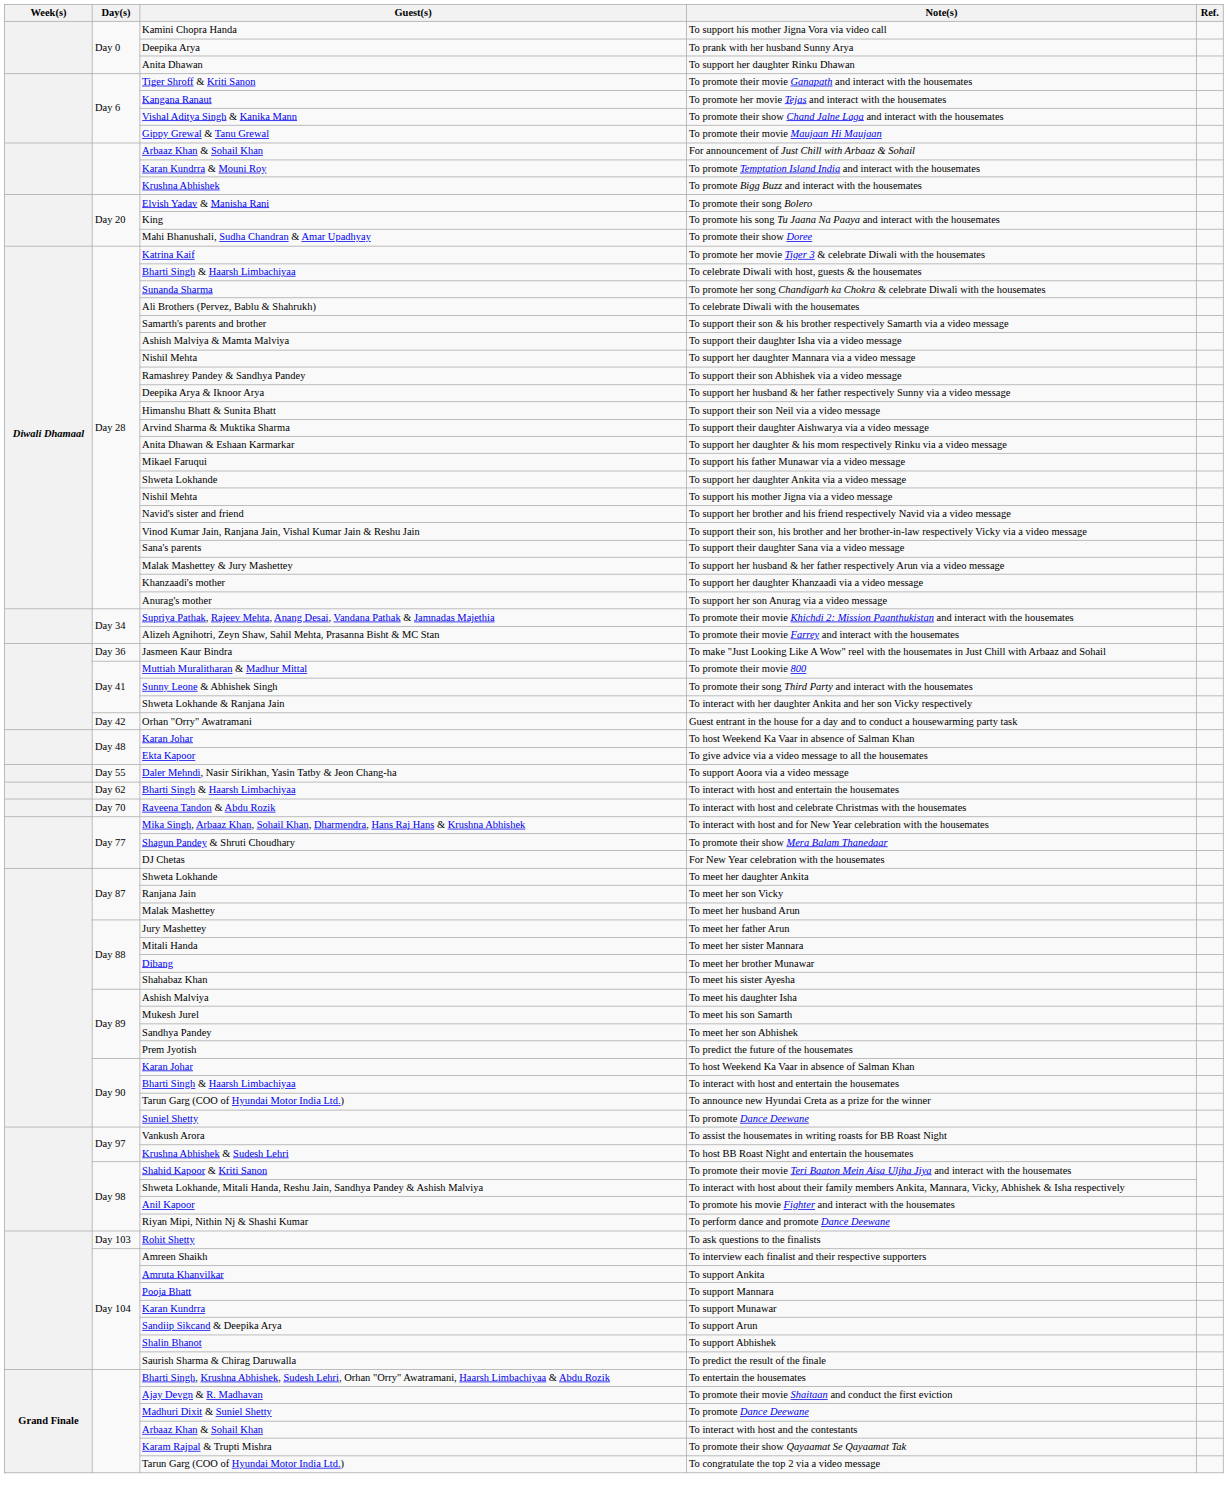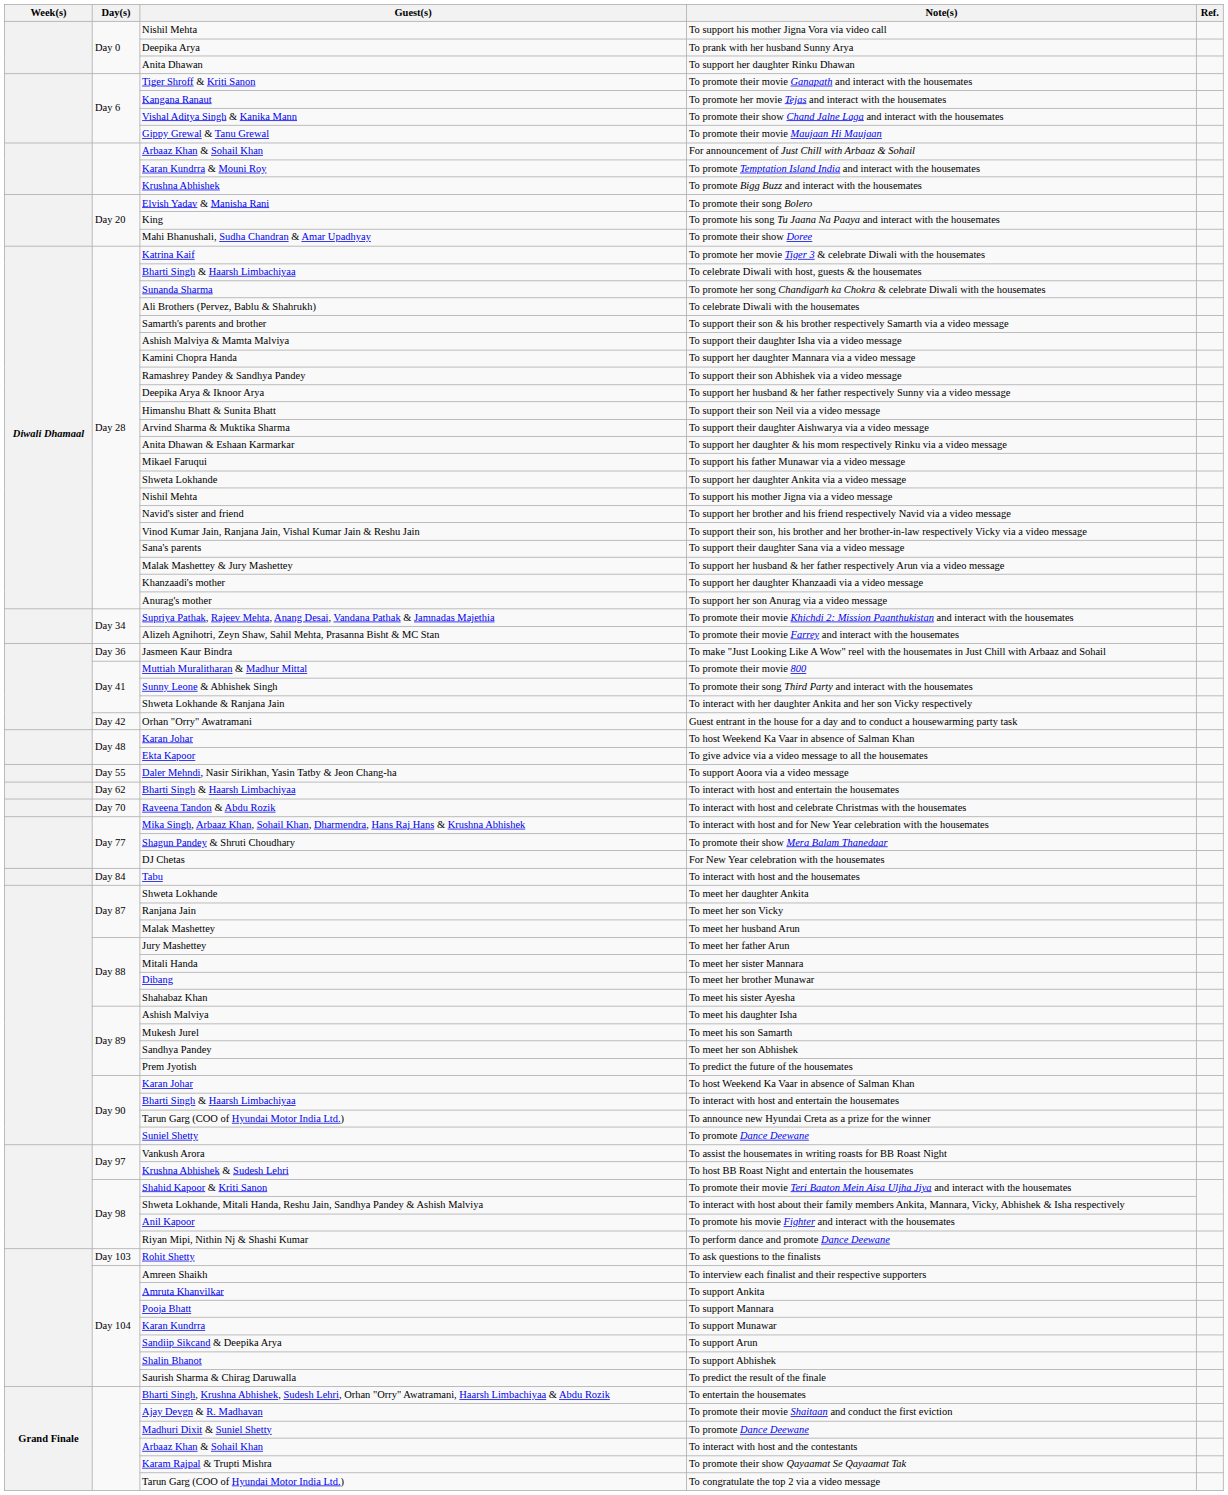(189, 30) Kamini Chopra Handa -> (170, 30) Nishil Mehta
(170, 358) Nishil Mehta -> (189, 358) Kamini Chopra Handa
+ row: (110, 876)
